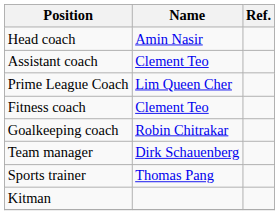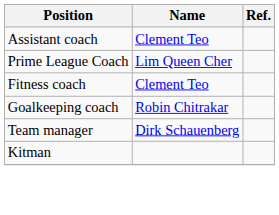- row: (42, 38)
- row: (47, 175)
